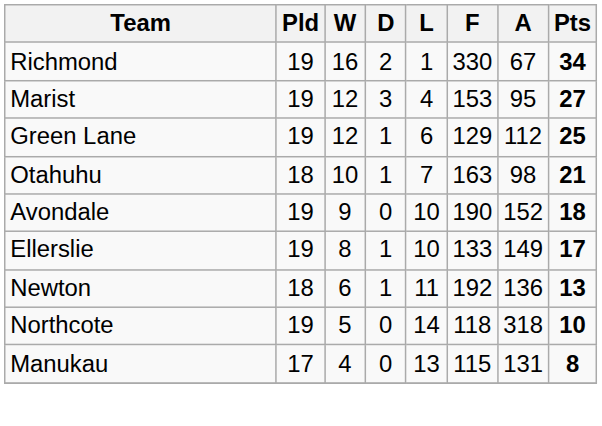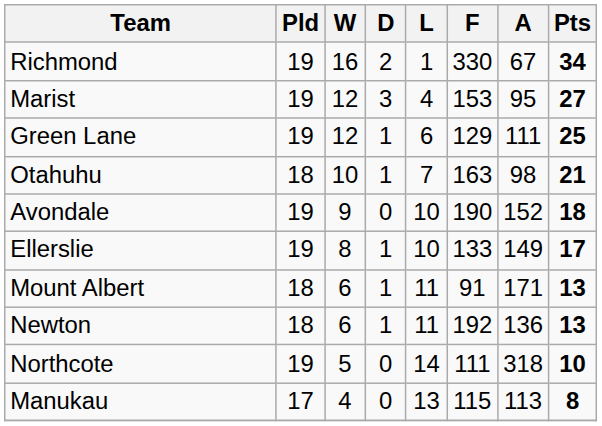(523, 136) 112 -> (523, 136) 111
+ row: (77, 288)
(472, 325) 118 -> (472, 363) 111
(523, 363) 131 -> (523, 401) 113
